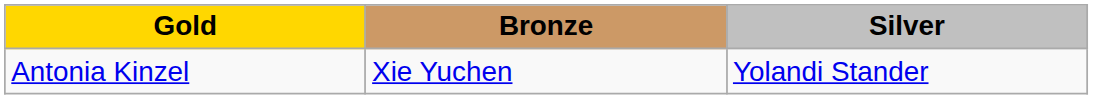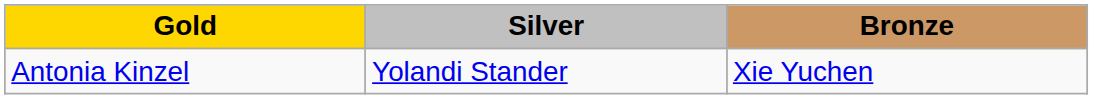columns swapped: (907, 26) <-> (546, 26)
